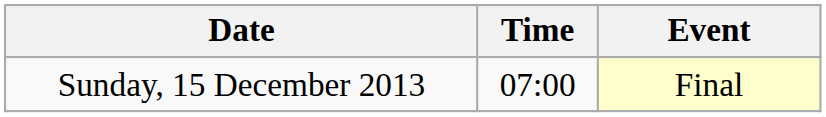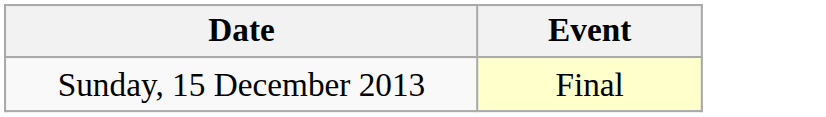- column: (538, 30)
